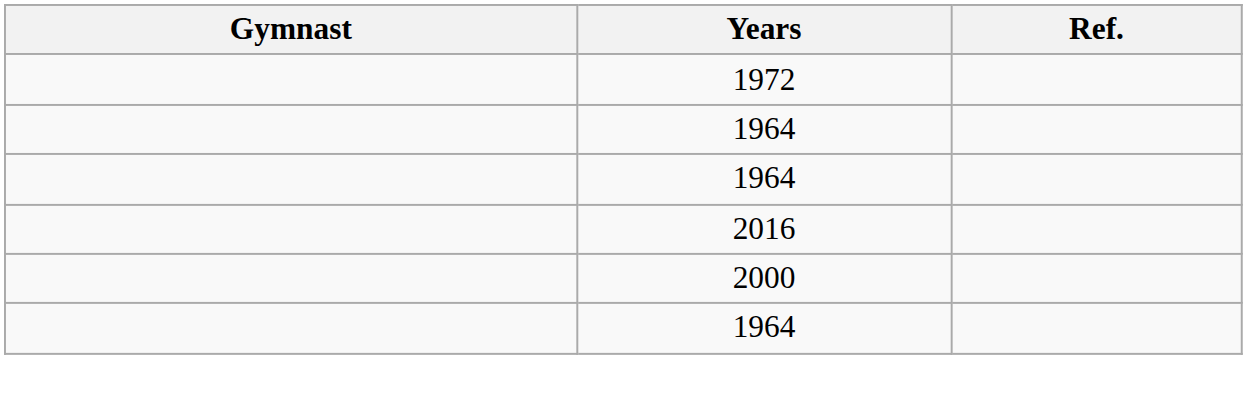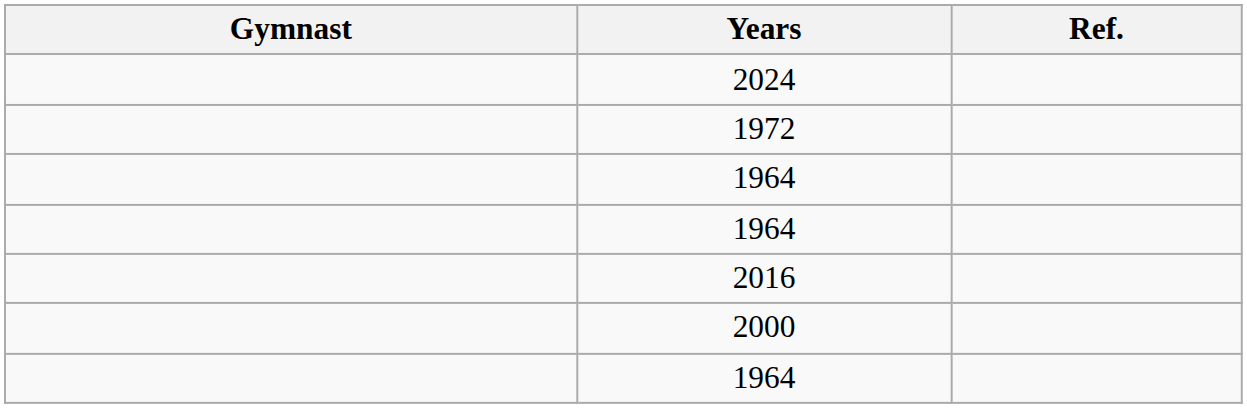+ row: (291, 80)
